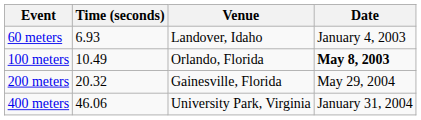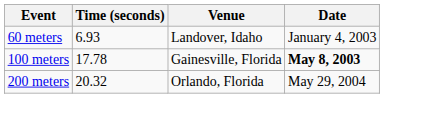(91, 59) 10.49 -> (91, 59) 17.78
(217, 59) Orlando, Florida -> (226, 59) Gainesville, Florida
(226, 81) Gainesville, Florida -> (217, 81) Orlando, Florida
- row: (38, 103)
